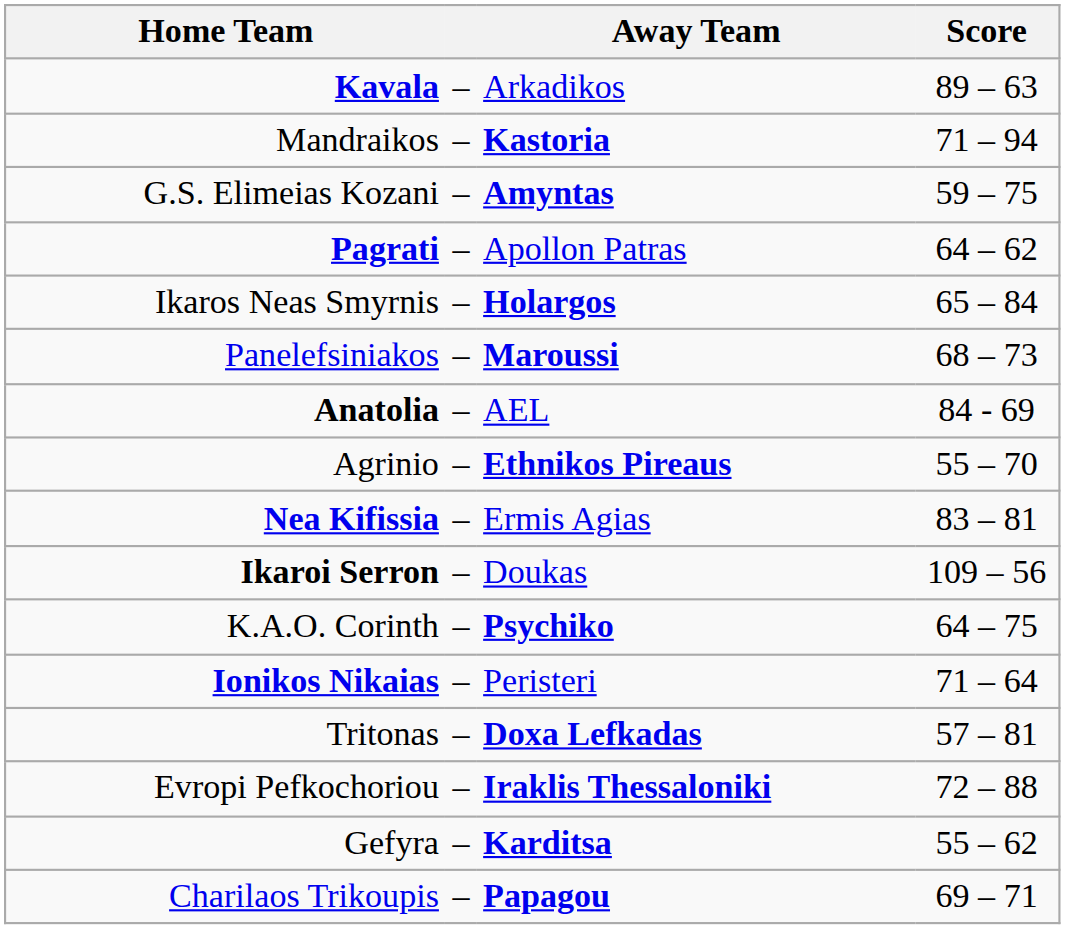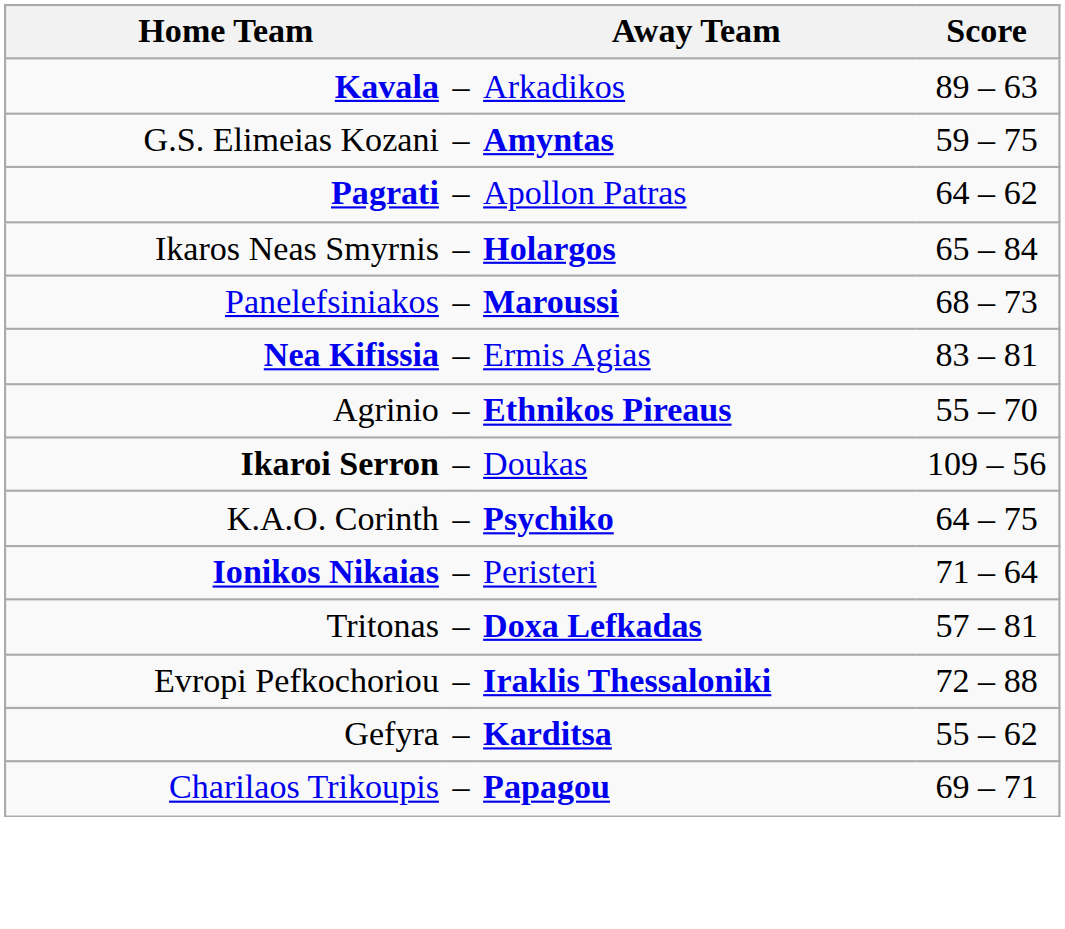- row: (358, 139)
- row: (376, 409)
rows swapped: (386, 463) <-> (351, 517)
